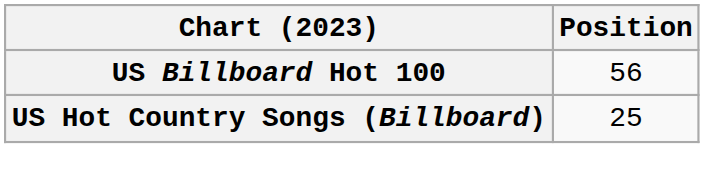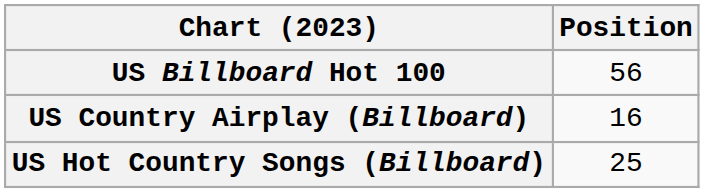+ row: (279, 118)
